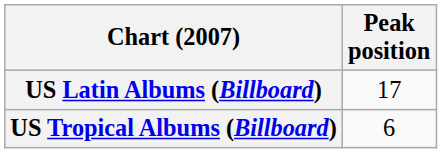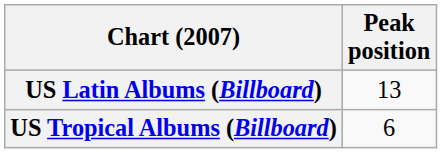(389, 89) 17 -> (389, 89) 13
